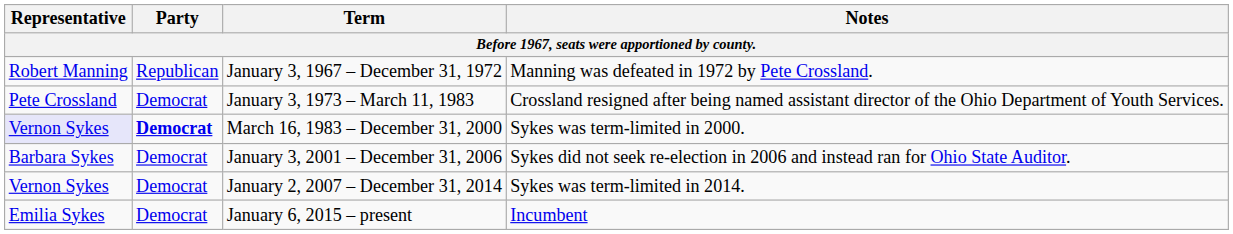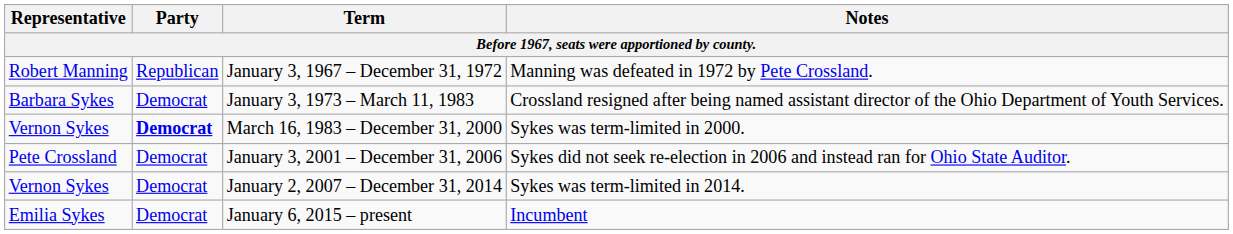(63, 100) Pete Crossland -> (61, 100) Barbara Sykes
(59, 128) lavender background -> (59, 128) no background
(61, 157) Barbara Sykes -> (63, 157) Pete Crossland
